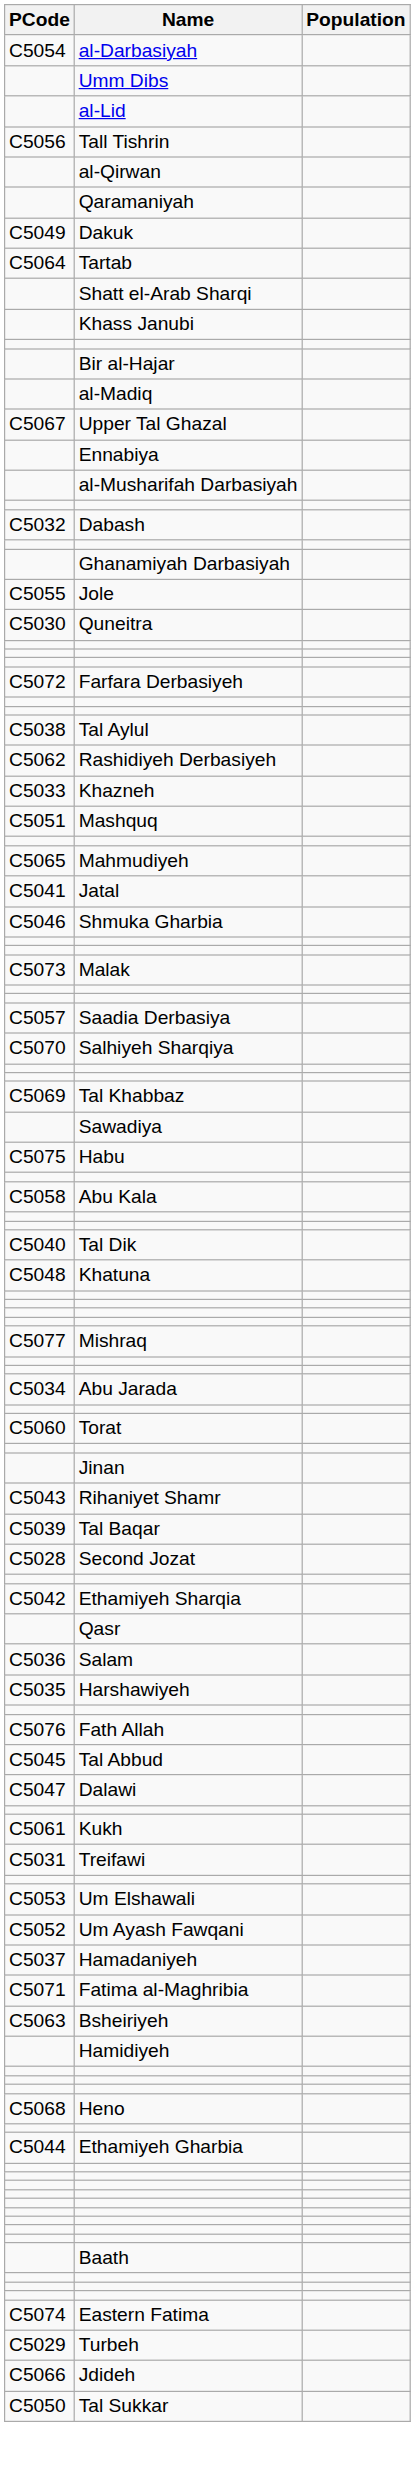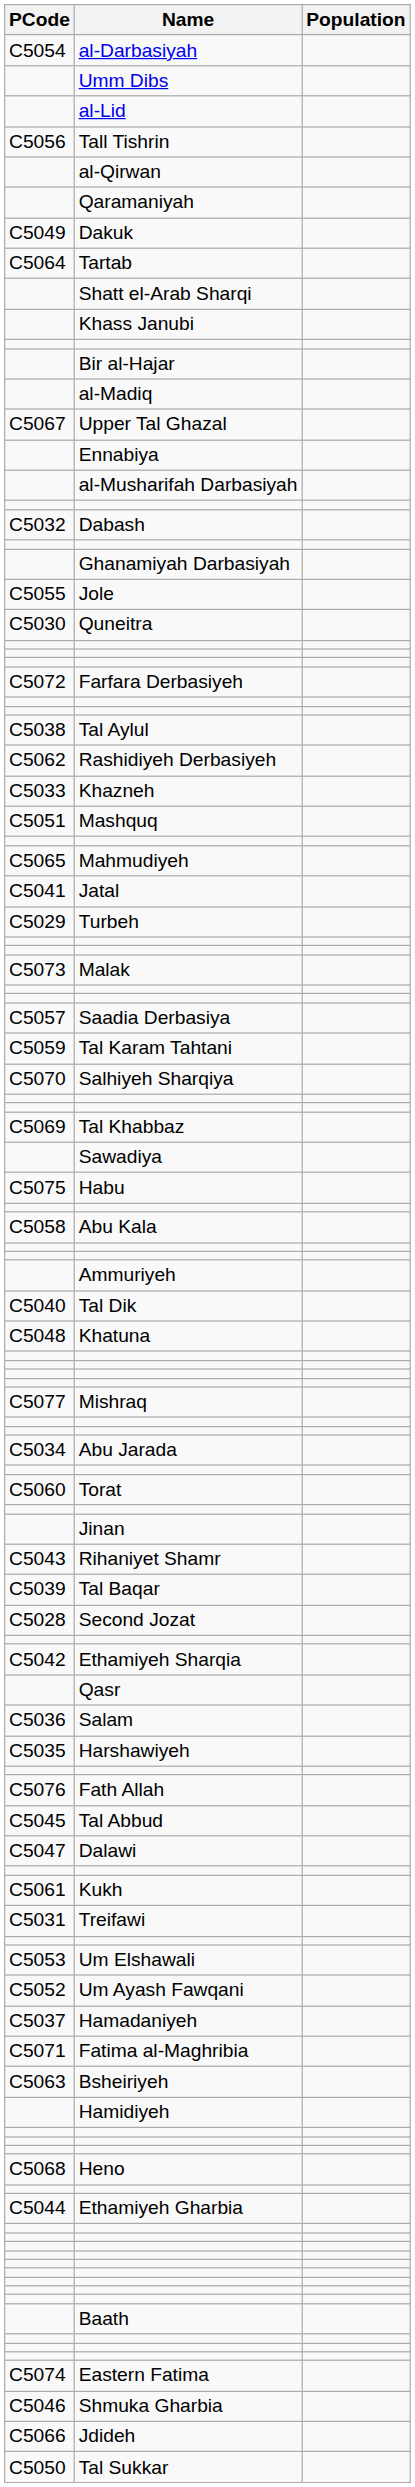rows swapped: (37, 921) <-> (37, 2345)
+ row: (37, 1048)
+ row: (39, 1275)
